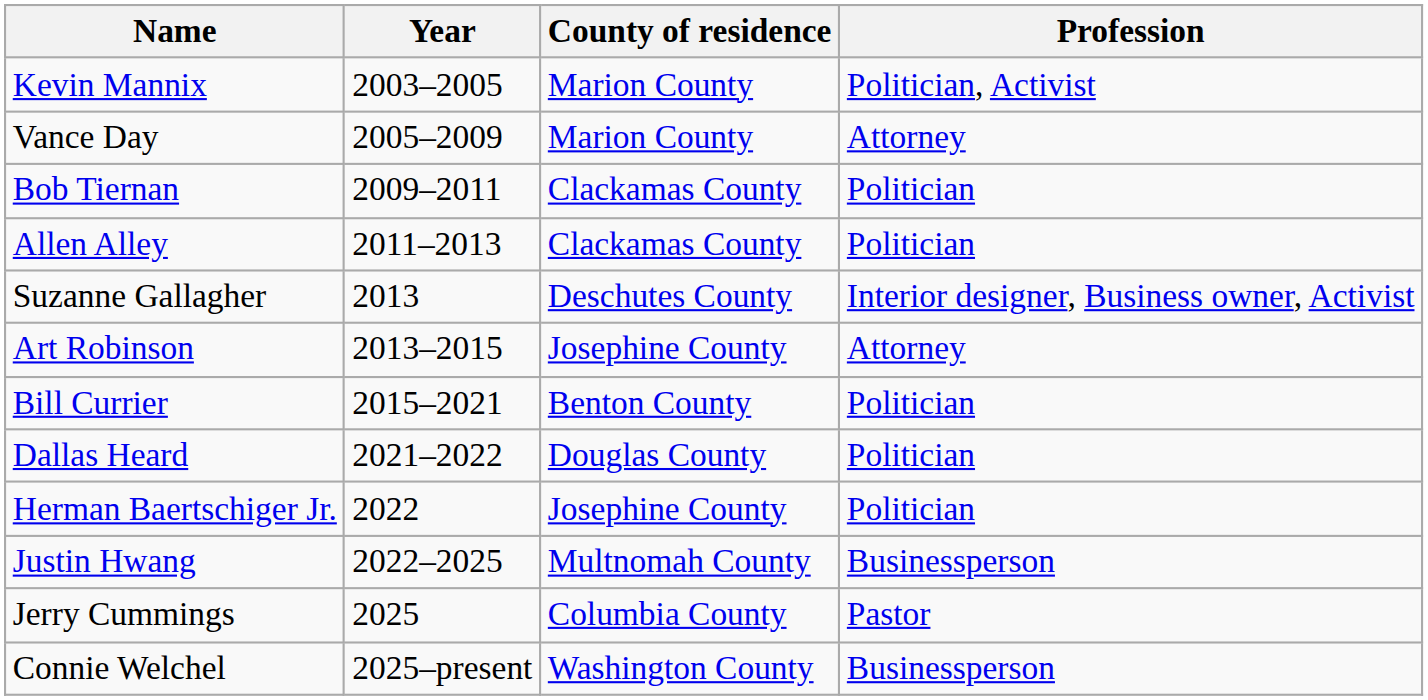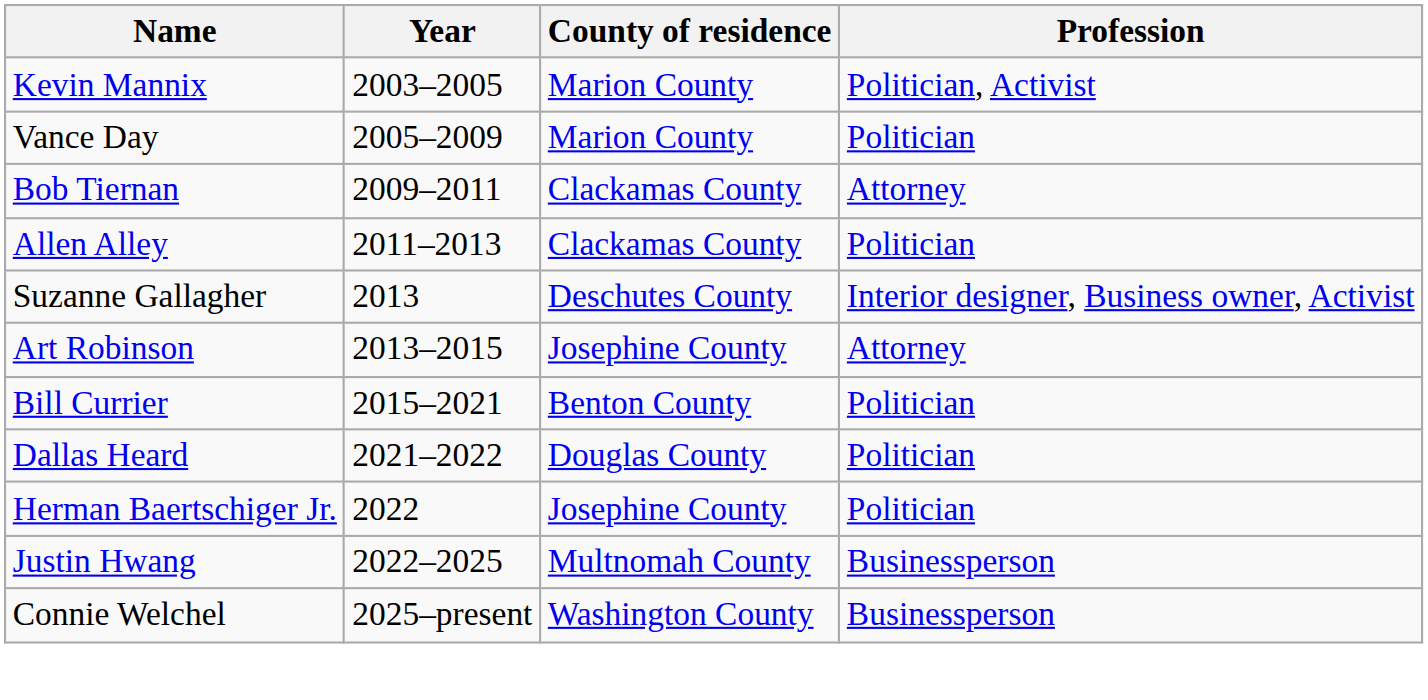(906, 137) Attorney -> (911, 137) Politician
(911, 190) Politician -> (906, 190) Attorney
- row: (124, 614)
